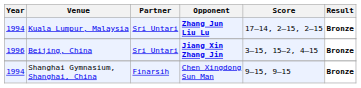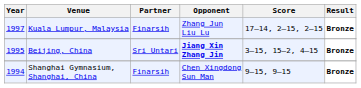(15, 28) 1994 -> (15, 28) 1997
(155, 28) Sri Untari -> (151, 28) Finarsih
(202, 28) bold -> (202, 28) normal
(15, 50) 1996 -> (15, 50) 1995
